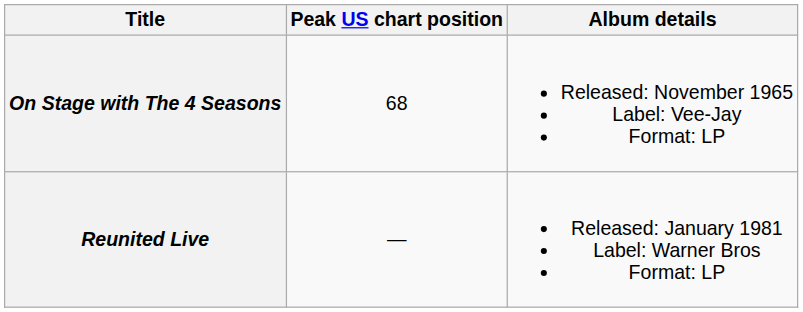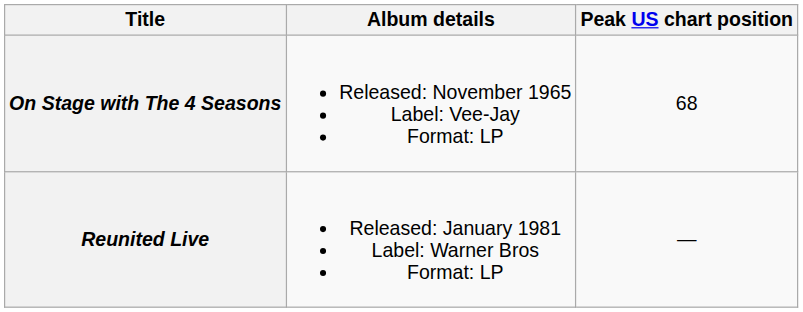columns swapped: (653, 19) <-> (397, 19)
